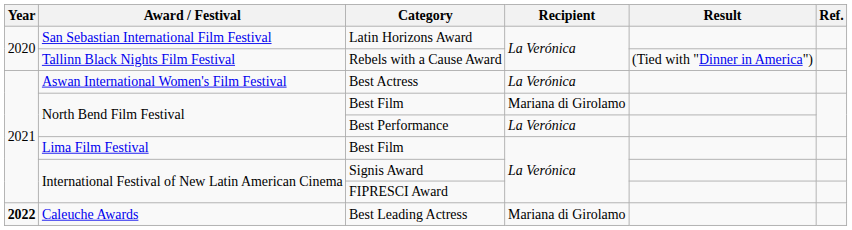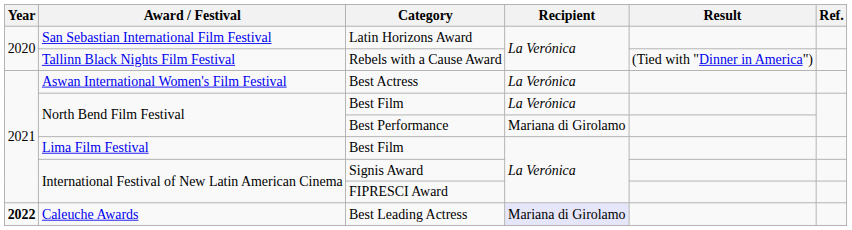(567, 103) Mariana di Girolamo -> (542, 103) La Verónica
(542, 125) La Verónica -> (567, 125) Mariana di Girolamo
(567, 214) no background -> (567, 214) lavender background
